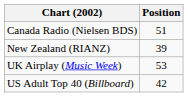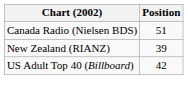- row: (64, 65)
